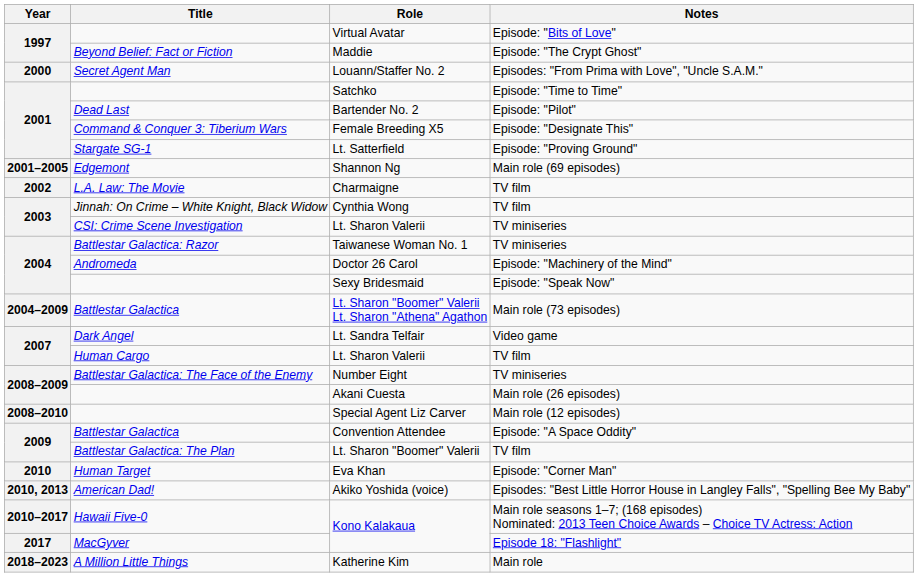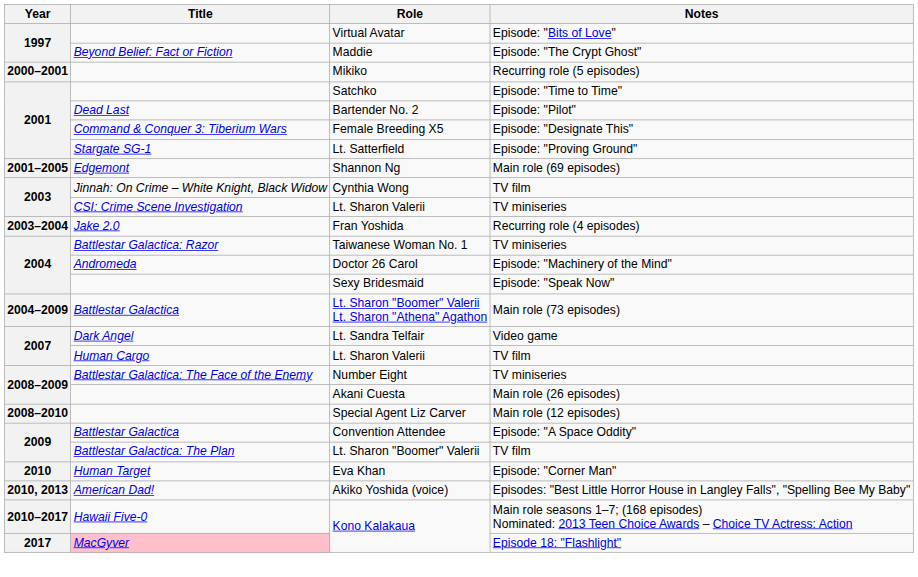- row: (389, 71)
+ row: (350, 71)
- row: (366, 187)
+ row: (368, 226)
(101, 542) no background -> (101, 542) pink background
- row: (371, 562)
